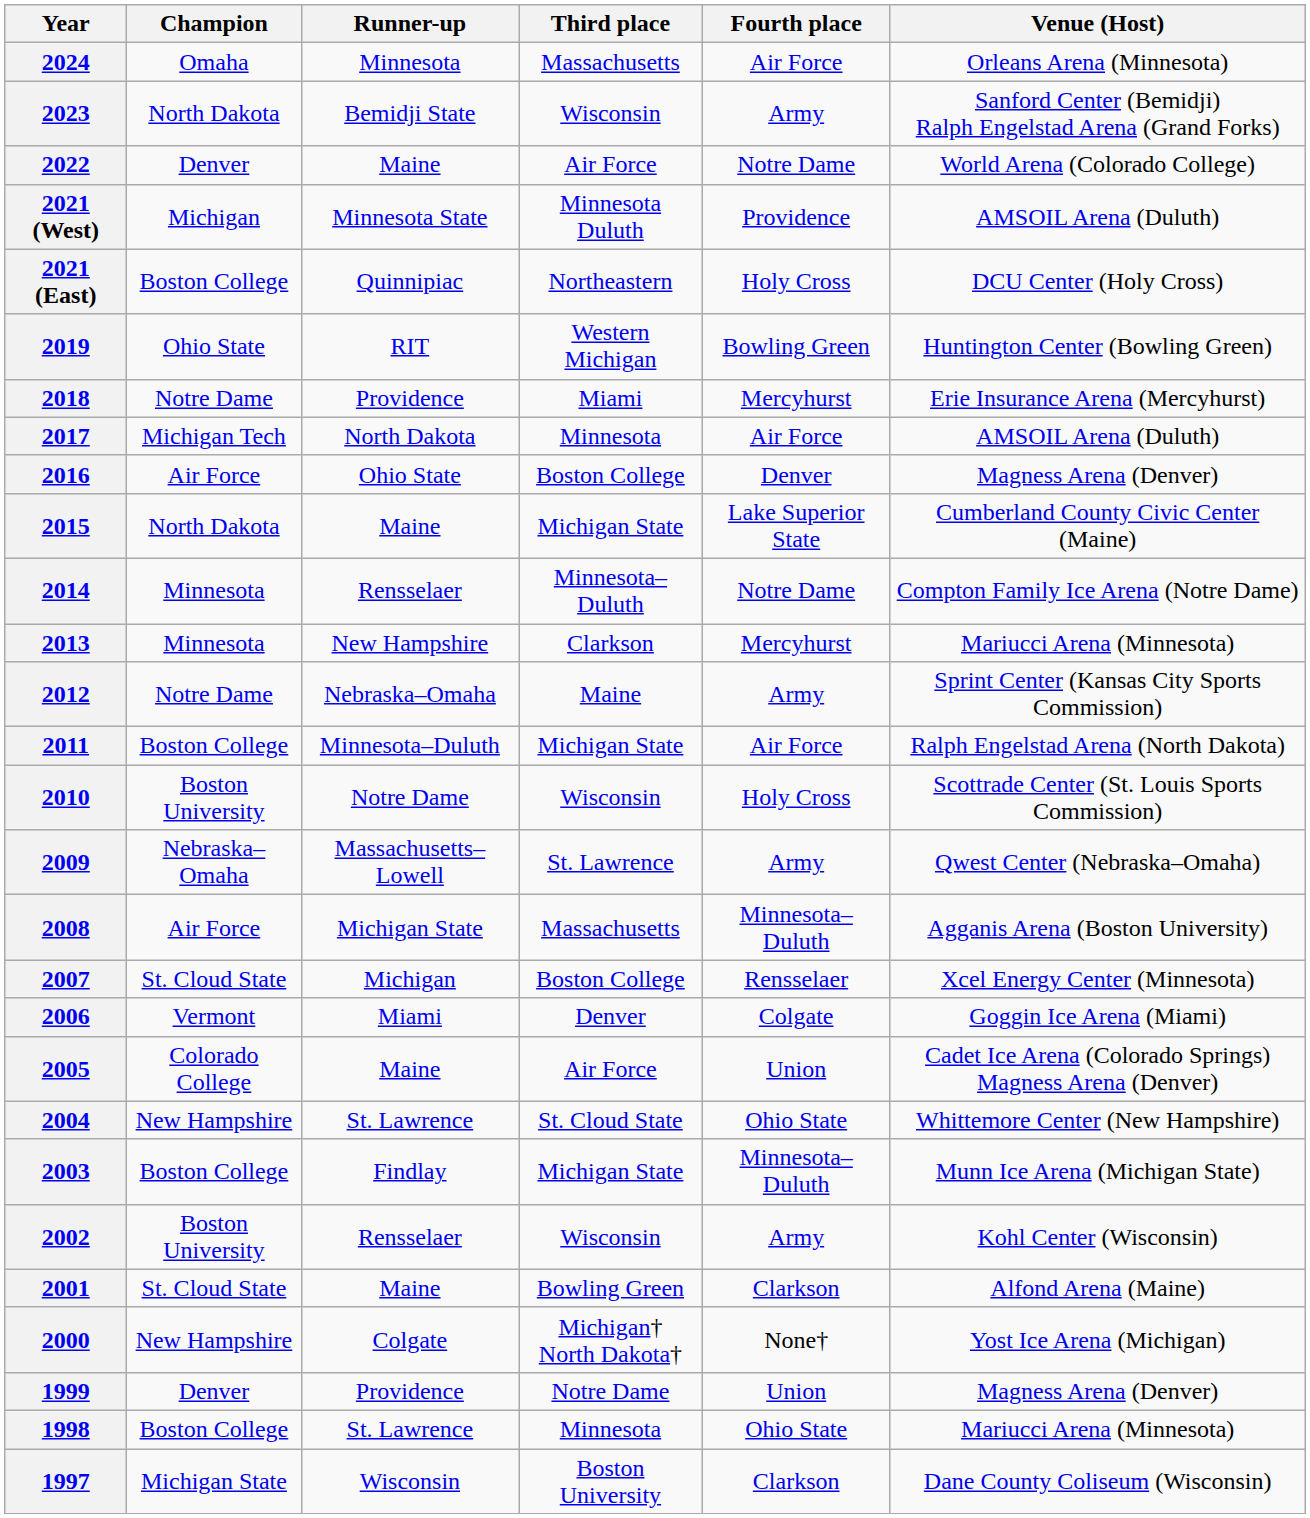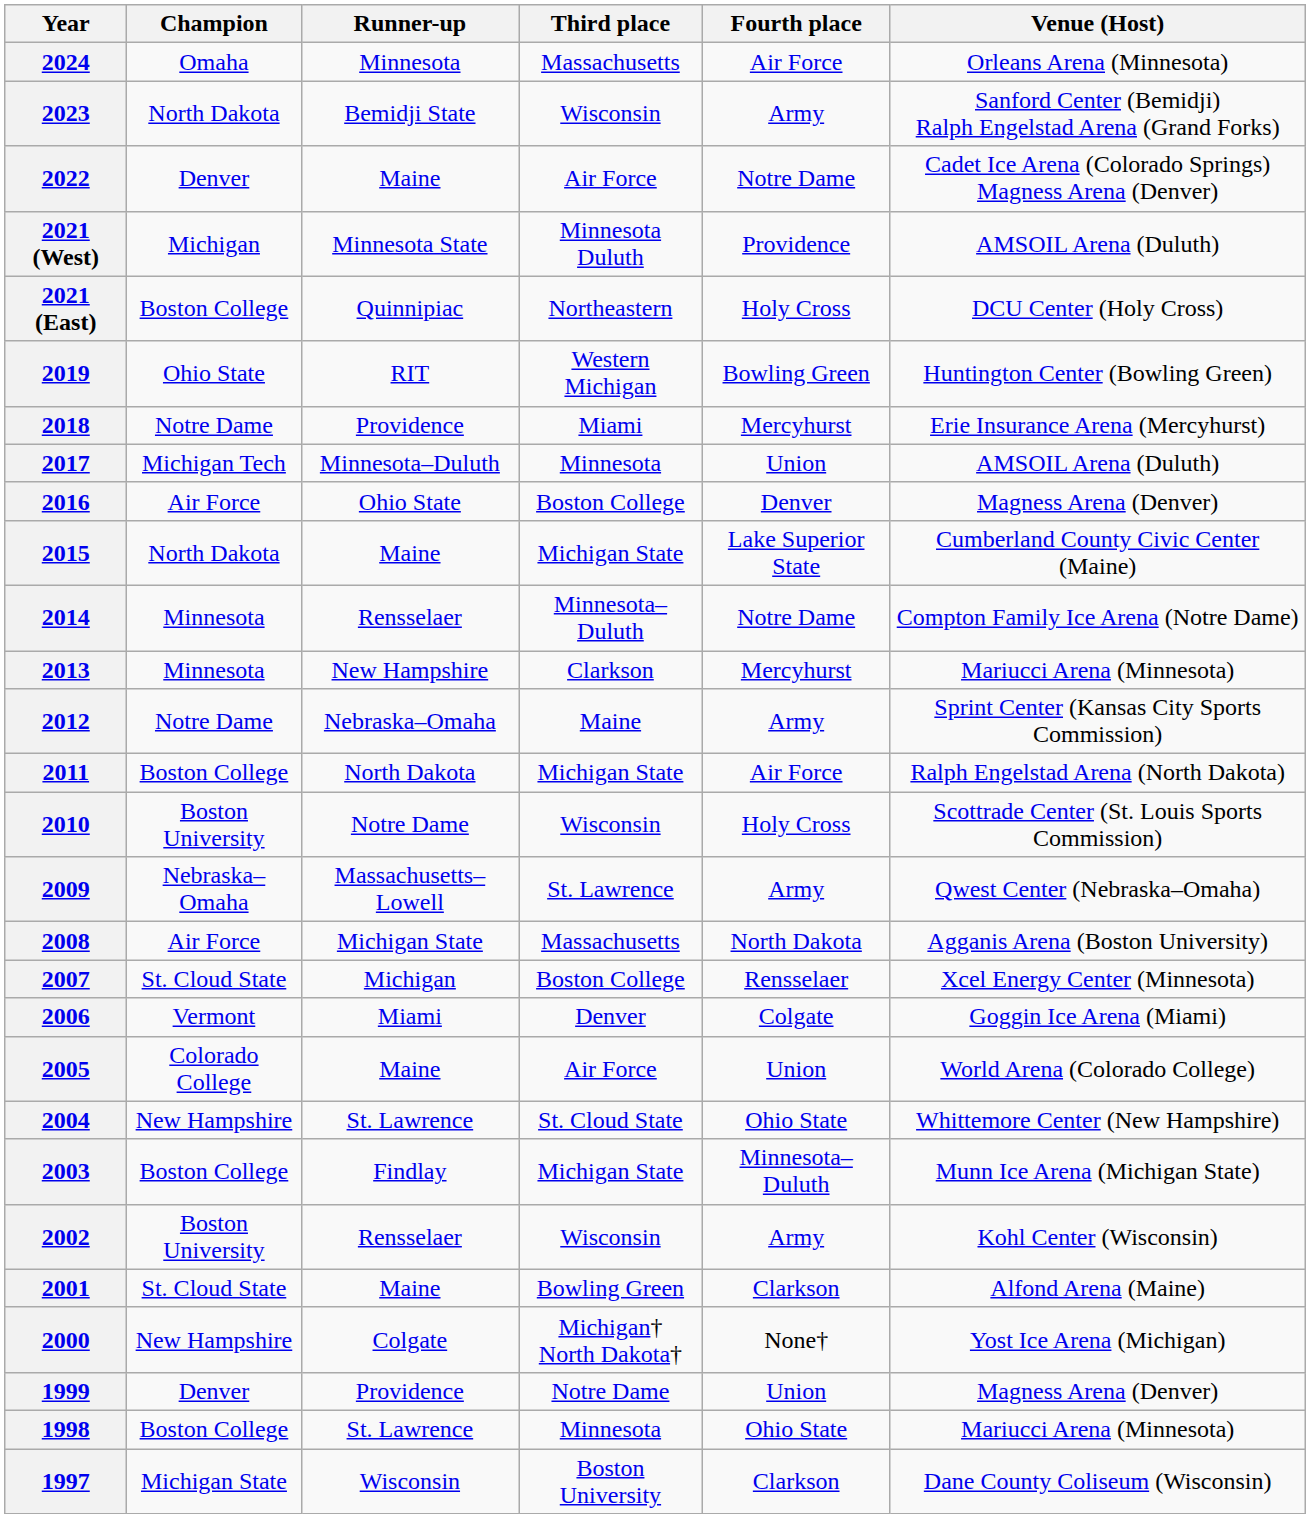(1098, 164) World Arena (Colorado College) -> (1098, 178) Cadet Ice Arena (Colorado Springs) Magness Arena (Denver)
(410, 436) North Dakota -> (410, 463) Minnesota–Duluth
(796, 436) Air Force -> (796, 463) Union
(410, 745) Minnesota–Duluth -> (410, 772) North Dakota
(796, 927) Minnesota–Duluth -> (796, 940) North Dakota
(1098, 1068) Cadet Ice Arena (Colorado Springs) Magness Arena (Denver) -> (1098, 1068) World Arena (Colorado College)
